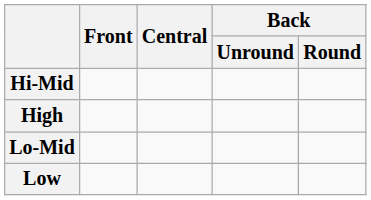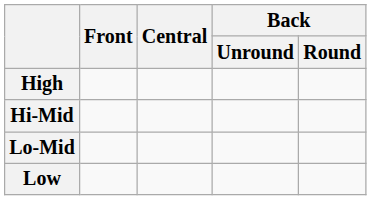rows swapped: (42, 115) <-> (42, 83)
